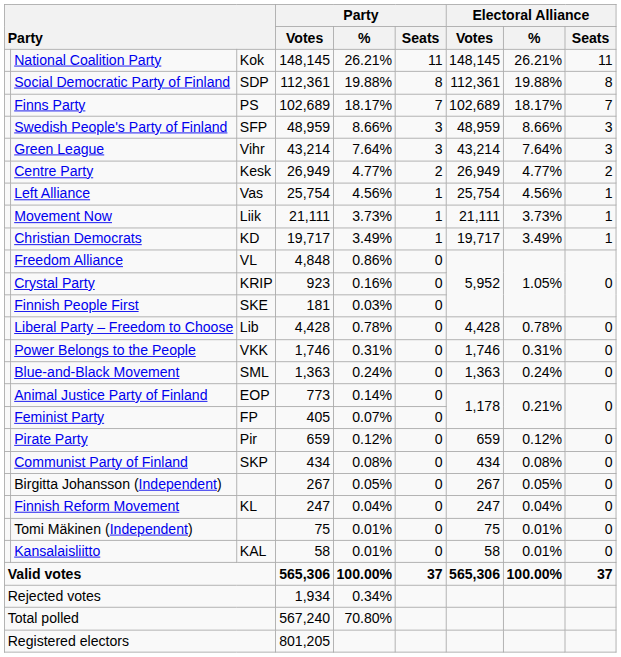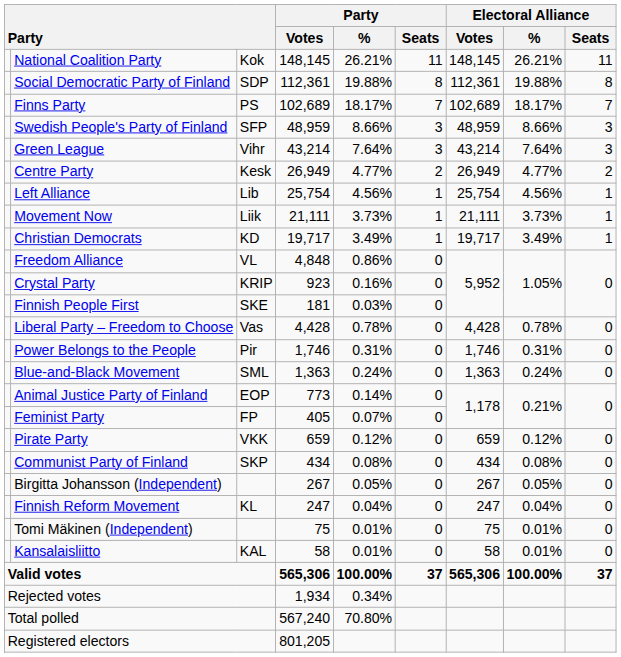(251, 194) Vas -> (249, 194) Lib
(249, 328) Lib -> (251, 328) Vas
(254, 350) VKK -> (248, 350) Pir
(248, 439) Pir -> (254, 439) VKK
